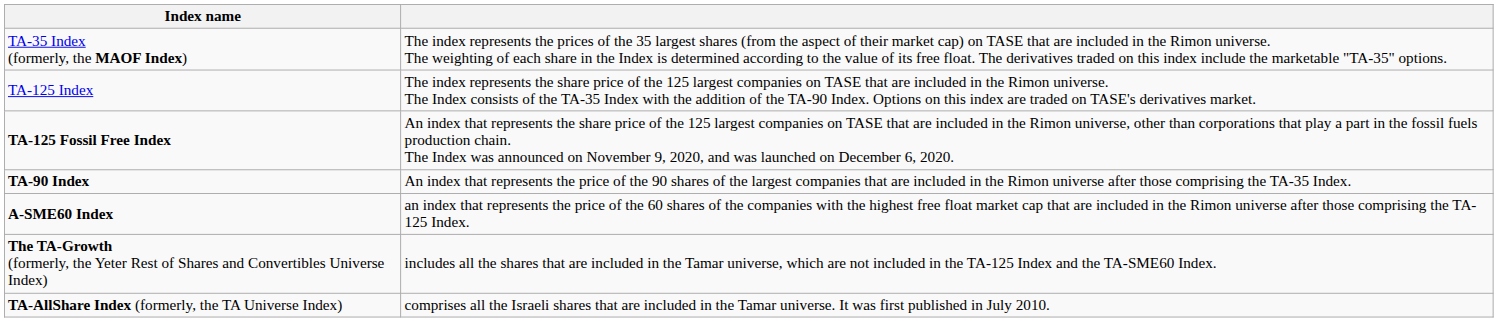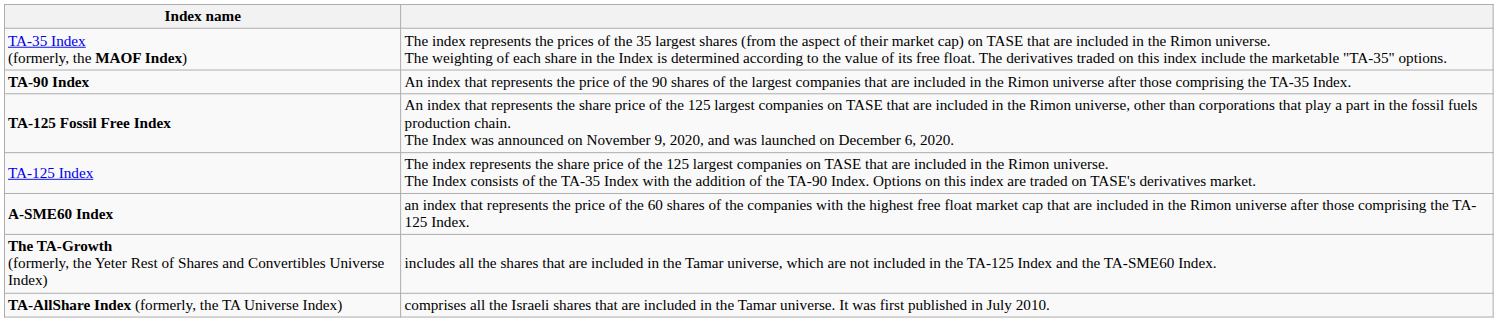rows swapped: (51, 90) <-> (49, 181)
